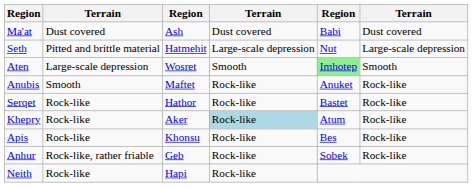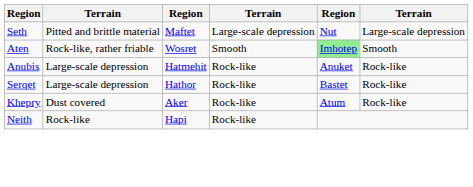- row: (19, 31)
(186, 48) Hatmehit -> (180, 31) Maftet
(97, 66) Large-scale depression -> (100, 48) Rock-like, rather friable
(63, 84) Smooth -> (97, 66) Large-scale depression
(180, 84) Maftet -> (186, 66) Hatmehit
(68, 102) Rock-like -> (97, 84) Large-scale depression
(68, 119) Rock-like -> (75, 102) Dust covered
(234, 119) lightblue background -> (234, 102) no background
- row: (18, 137)
- row: (21, 155)
